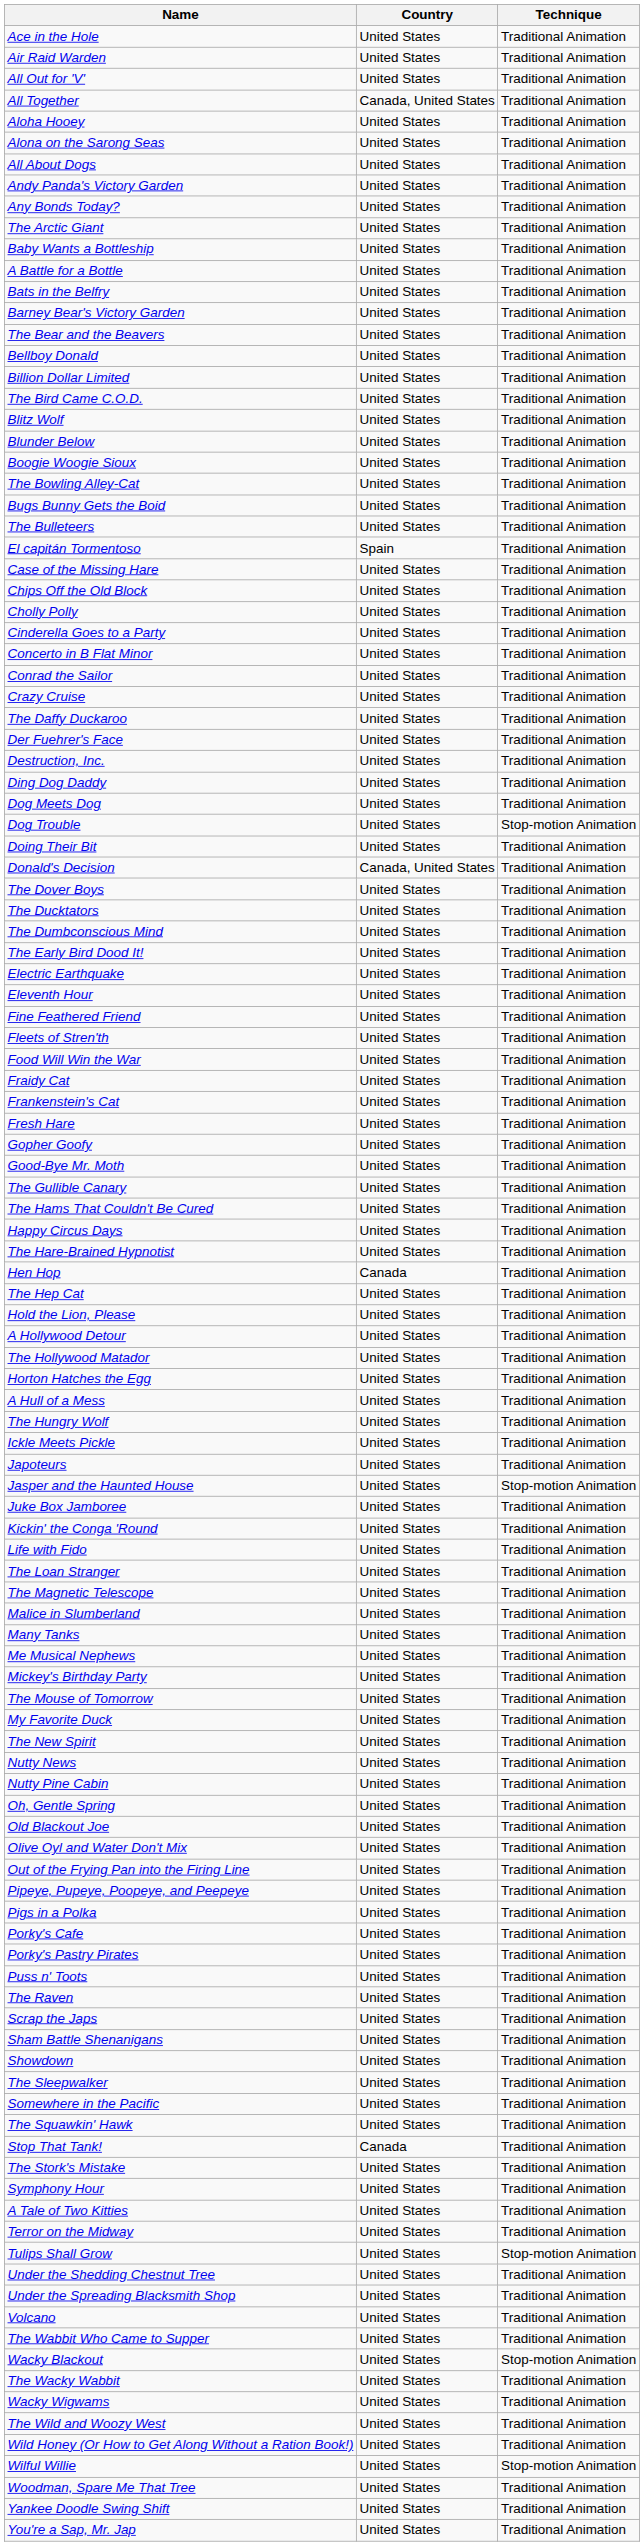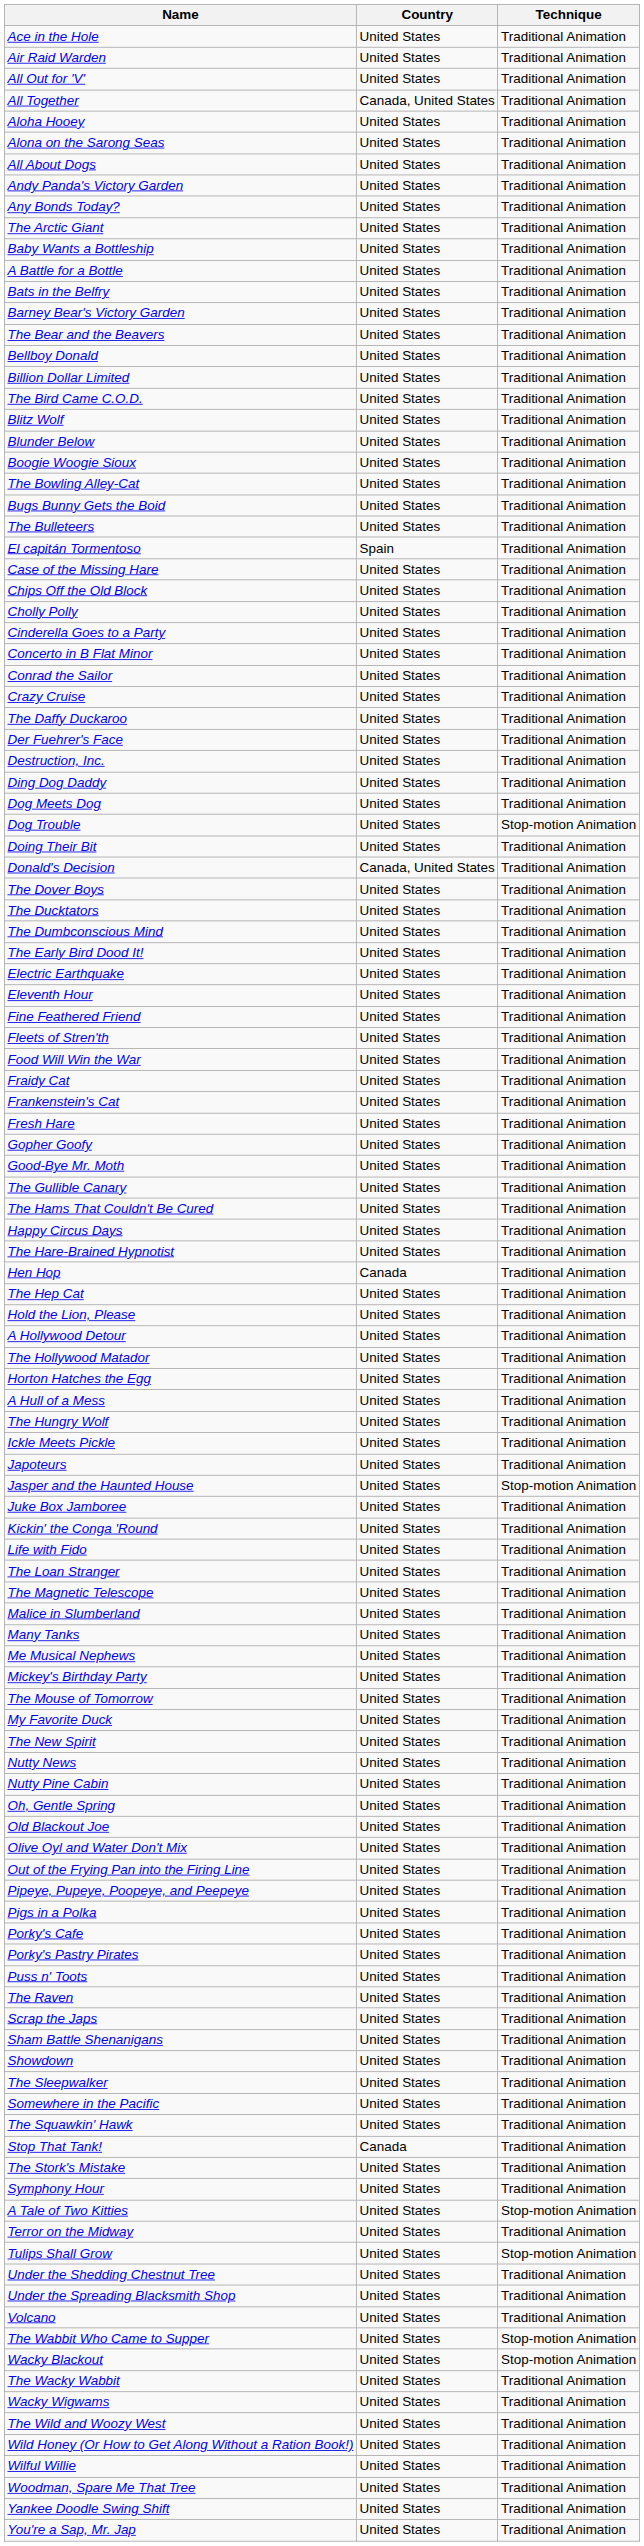(564, 2210) Traditional Animation -> (569, 2210) Stop-motion Animation
(564, 2338) Traditional Animation -> (569, 2338) Stop-motion Animation
(569, 2466) Stop-motion Animation -> (564, 2466) Traditional Animation
